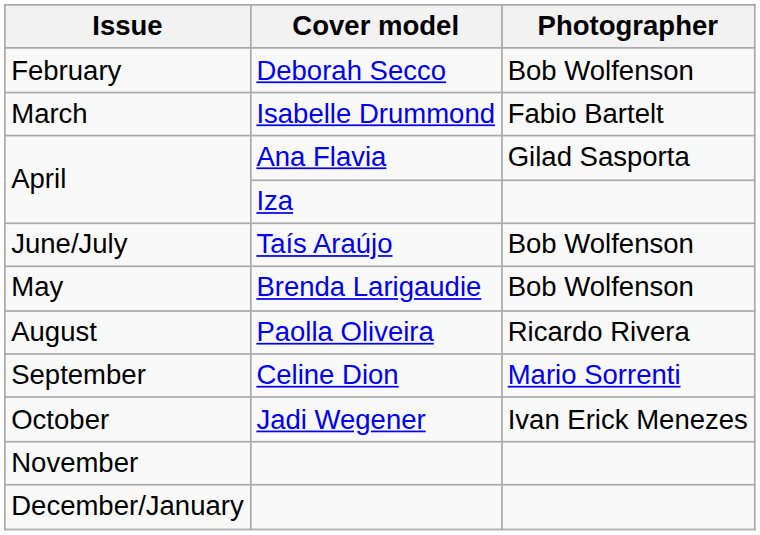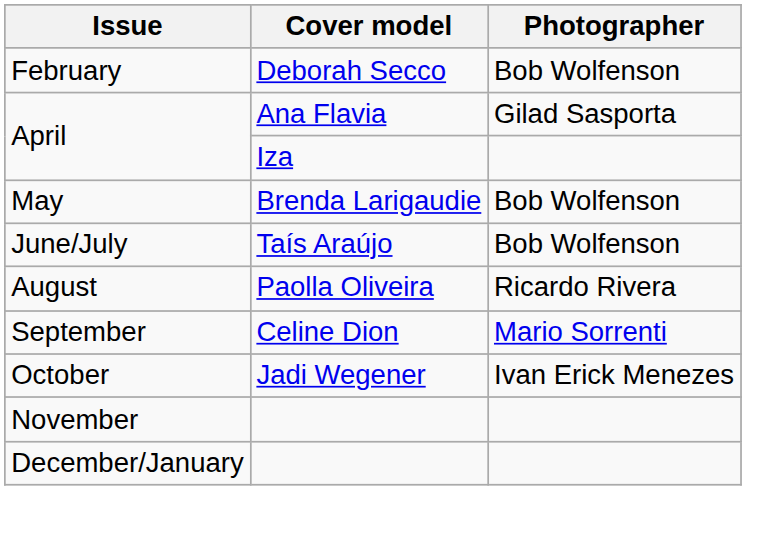- row: (49, 113)
rows swapped: (37, 288) <-> (69, 244)
